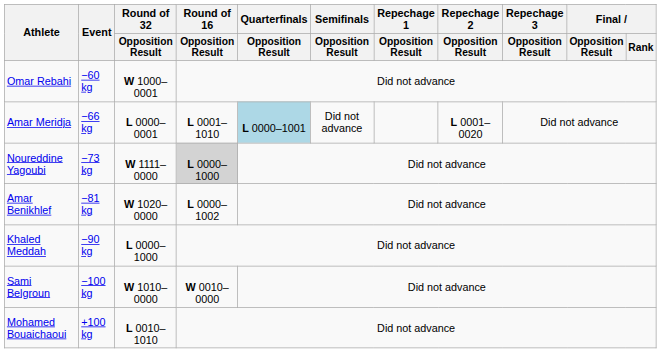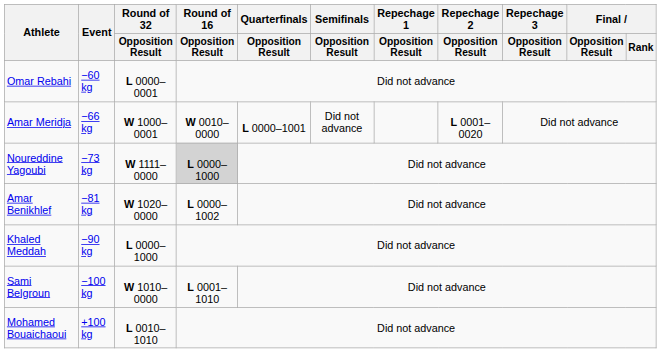(146, 88) W 1000–0001 -> (146, 88) L 0000–0001
(146, 129) L 0000–0001 -> (146, 129) W 1000–0001
(207, 129) L 0001–1010 -> (207, 129) W 0010–0000
(274, 129) lightblue background -> (274, 129) no background
(207, 293) W 0010–0000 -> (207, 293) L 0001–1010
